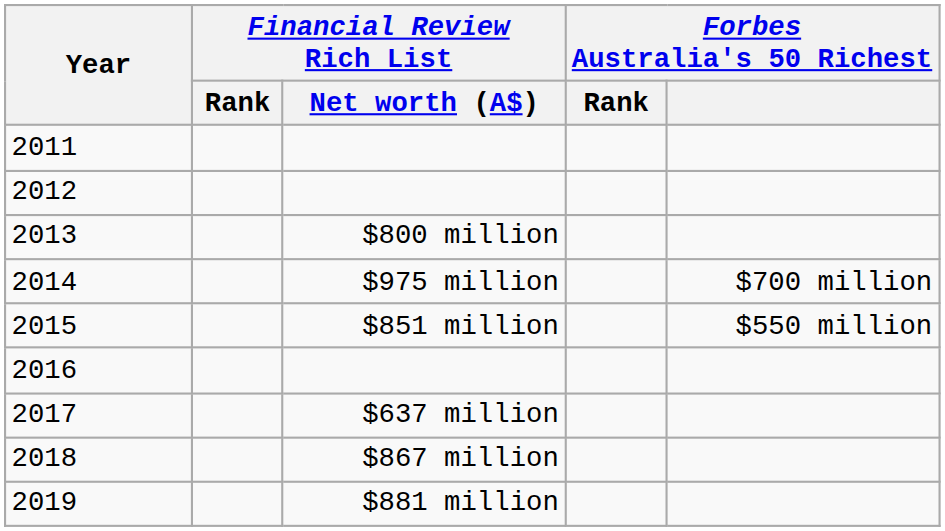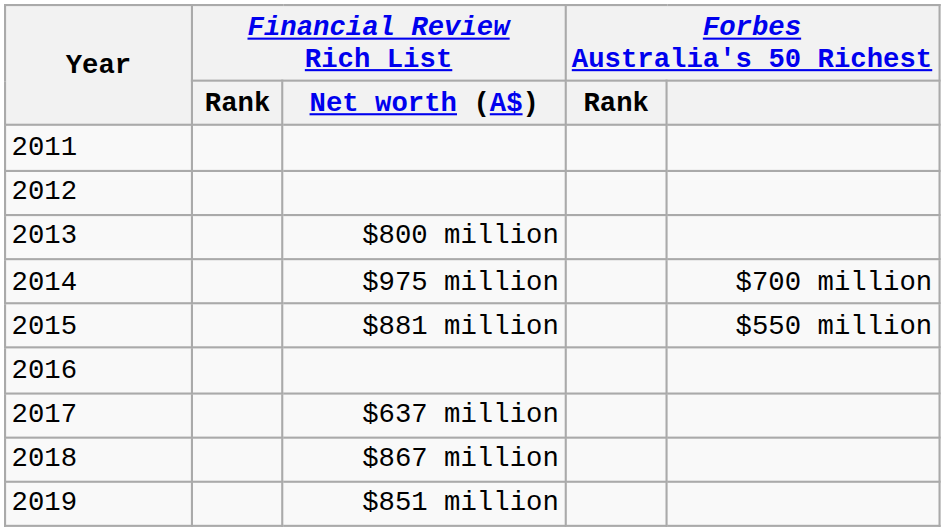(460, 326) $851 million -> (460, 326) $881 million
(460, 504) $881 million -> (460, 504) $851 million
